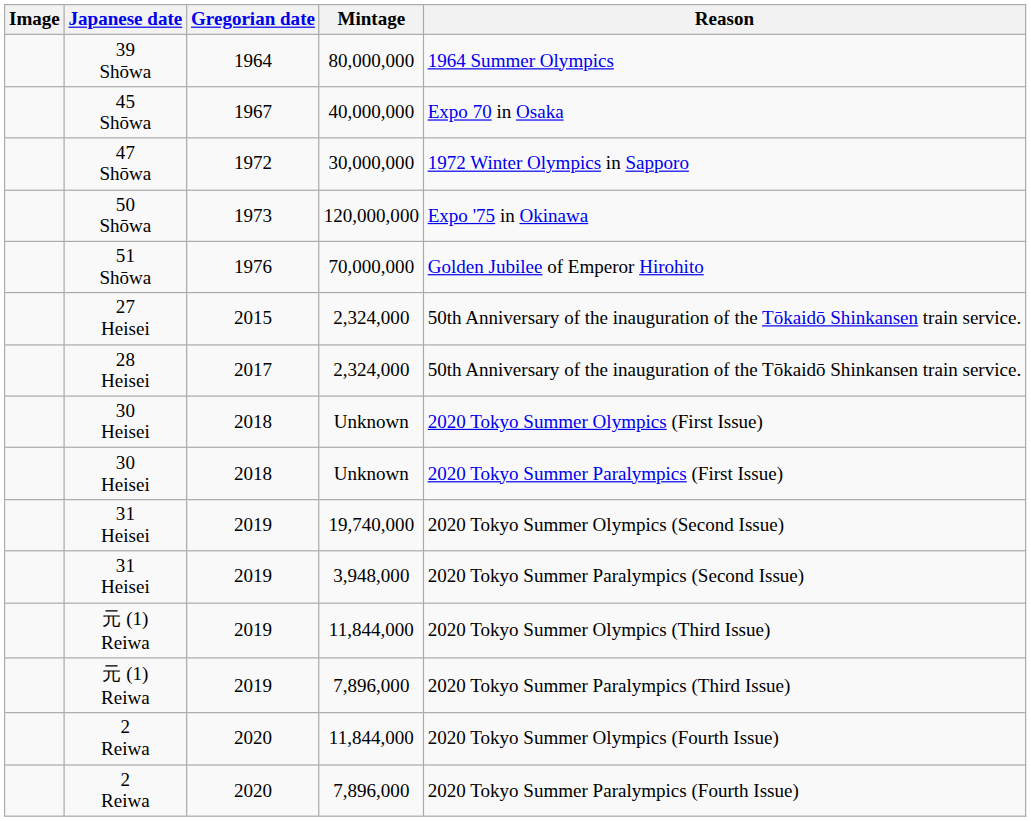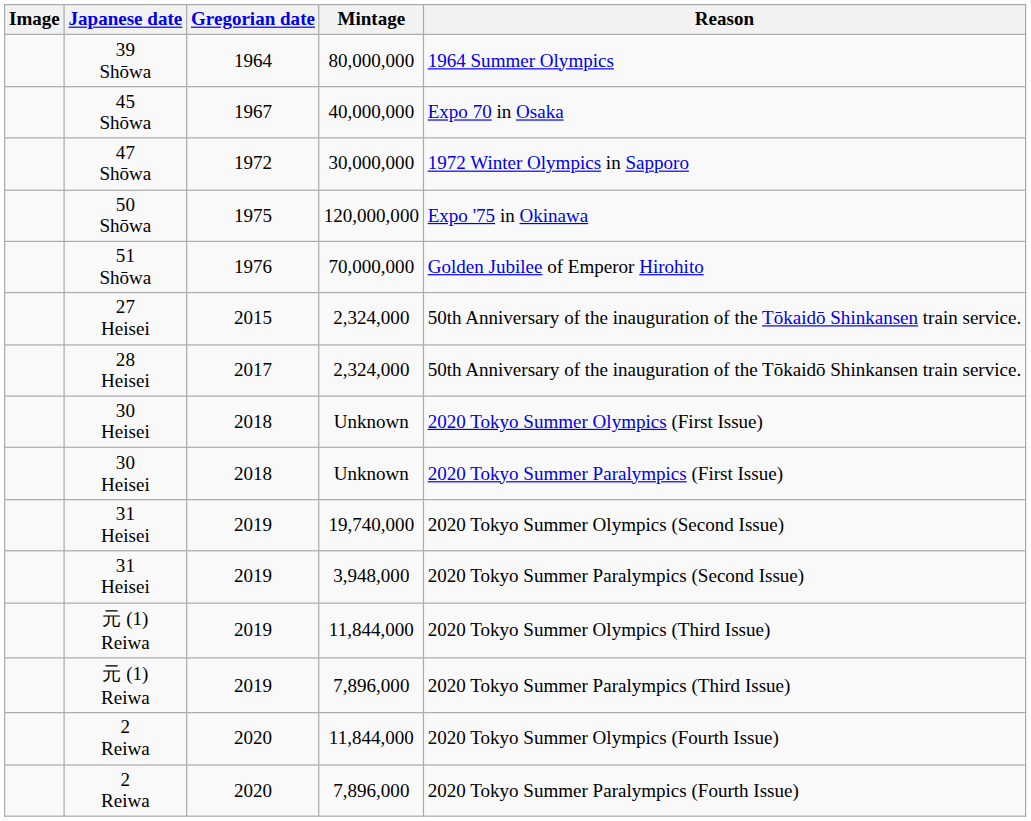(253, 215) 1973 -> (253, 215) 1975
